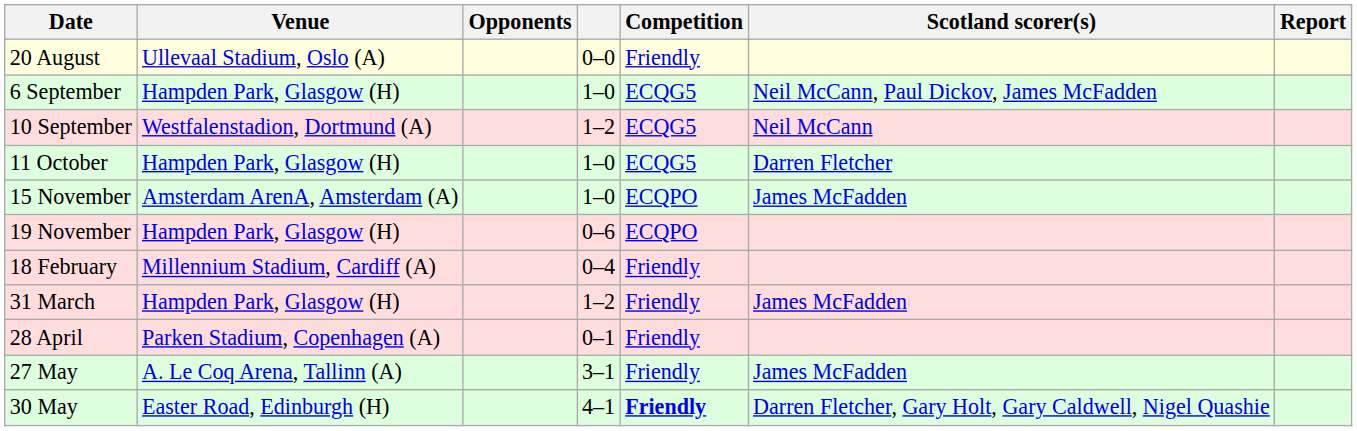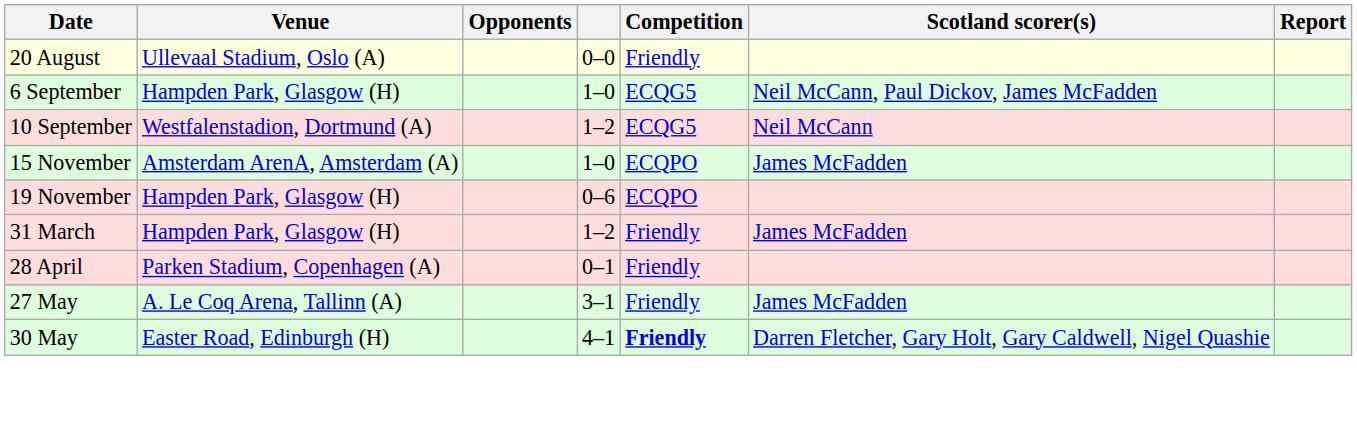- row: (59, 162)
- row: (63, 267)
